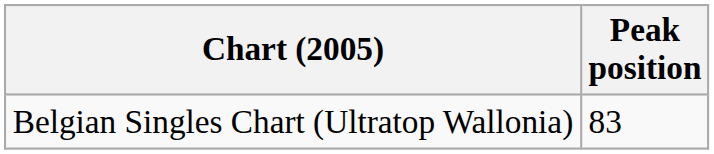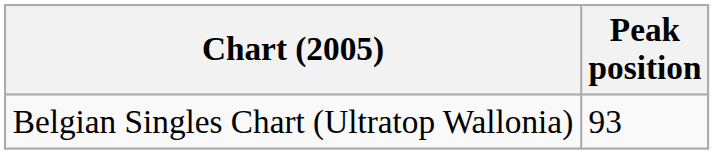(605, 121) 83 -> (605, 121) 93
